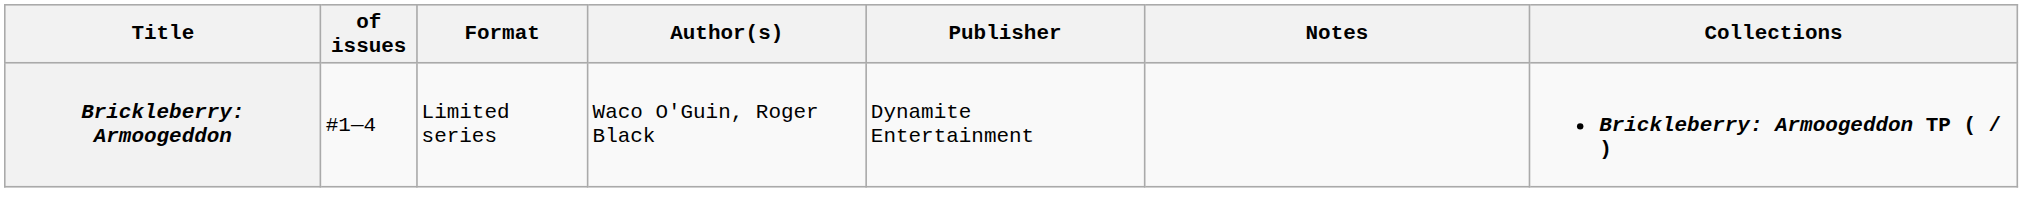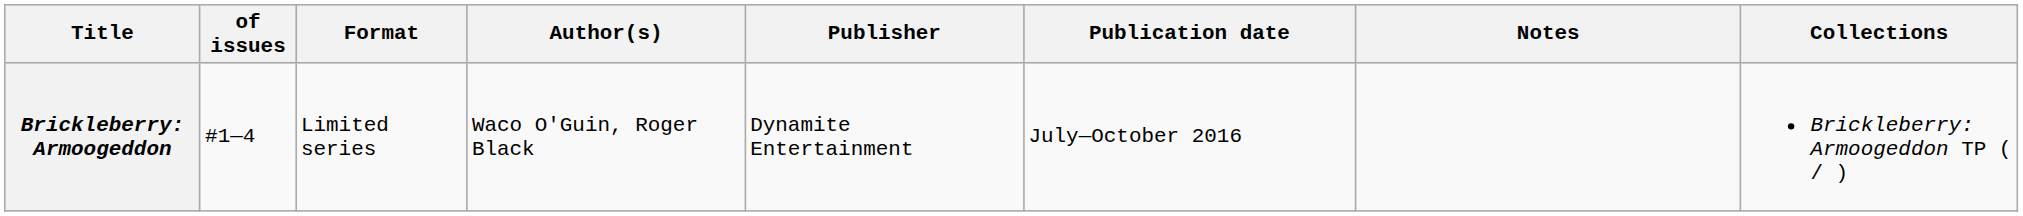+ column: (1189, 34)
(1774, 137) bold -> (1879, 149) normal
